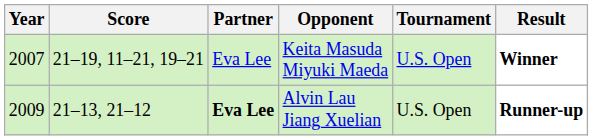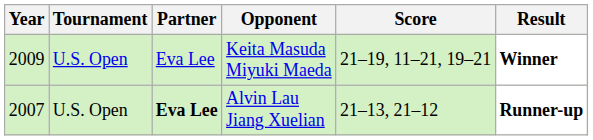columns swapped: (444, 19) <-> (128, 19)
(27, 59) 2007 -> (27, 59) 2009
(27, 110) 2009 -> (27, 110) 2007
